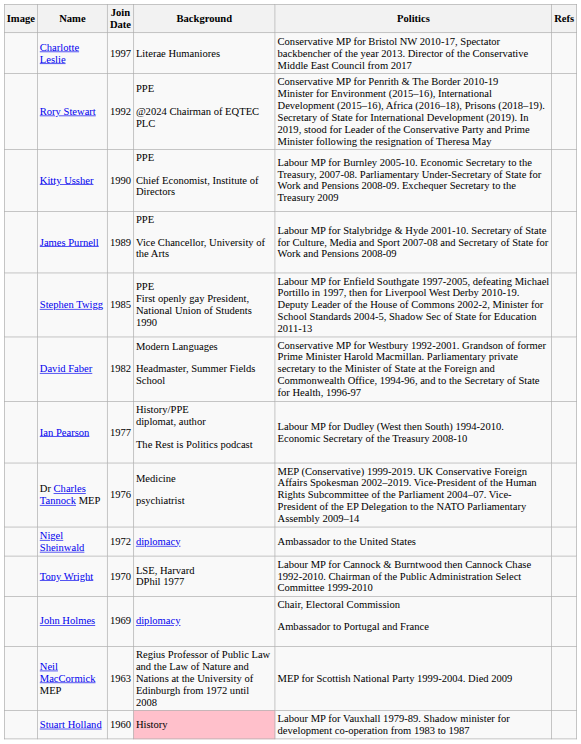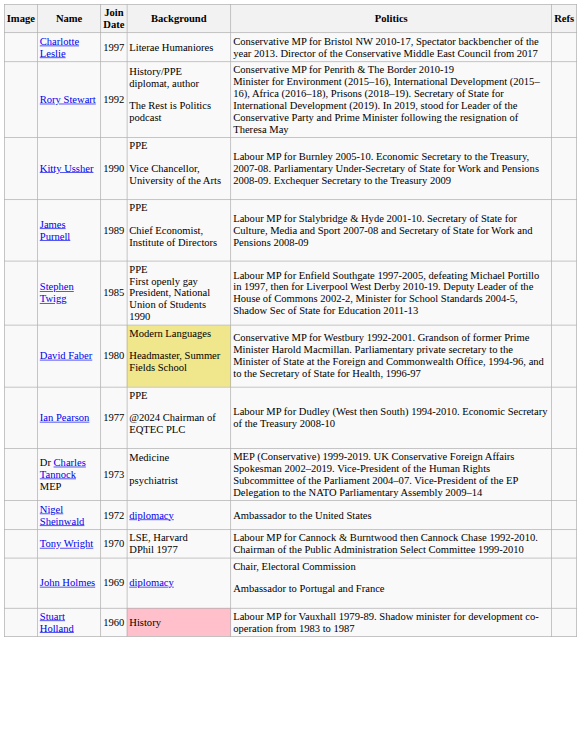(204, 106) PPE @2024 Chairman of EQTEC PLC -> (179, 94) History/PPE diplomat, author The Rest is Politics podcast
(204, 175) PPE Chief Economist, Institute of Directors -> (179, 163) PPE Vice Chancellor, University of the Arts
(204, 237) PPE Vice Chancellor, University of the Arts -> (179, 225) PPE Chief Economist, Institute of Directors
(120, 369) 1982 -> (114, 356) 1980
(204, 364) no background -> (179, 351) khaki background
(204, 427) History/PPE diplomat, author The Rest is Politics podcast -> (179, 412) PPE @2024 Chairman of EQTEC PLC
(120, 495) 1976 -> (114, 474) 1973
- row: (68, 678)
